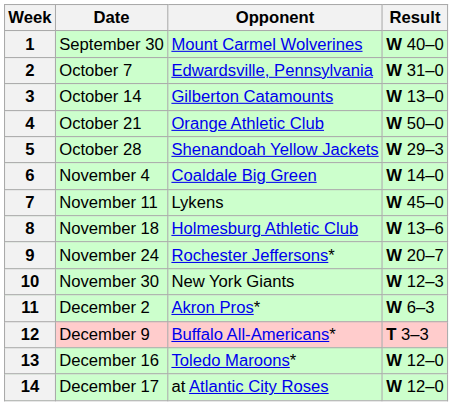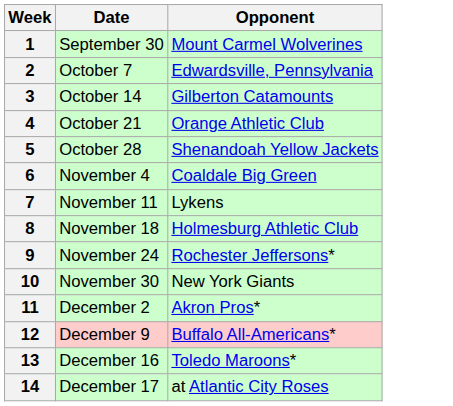- column: (415, 17)
